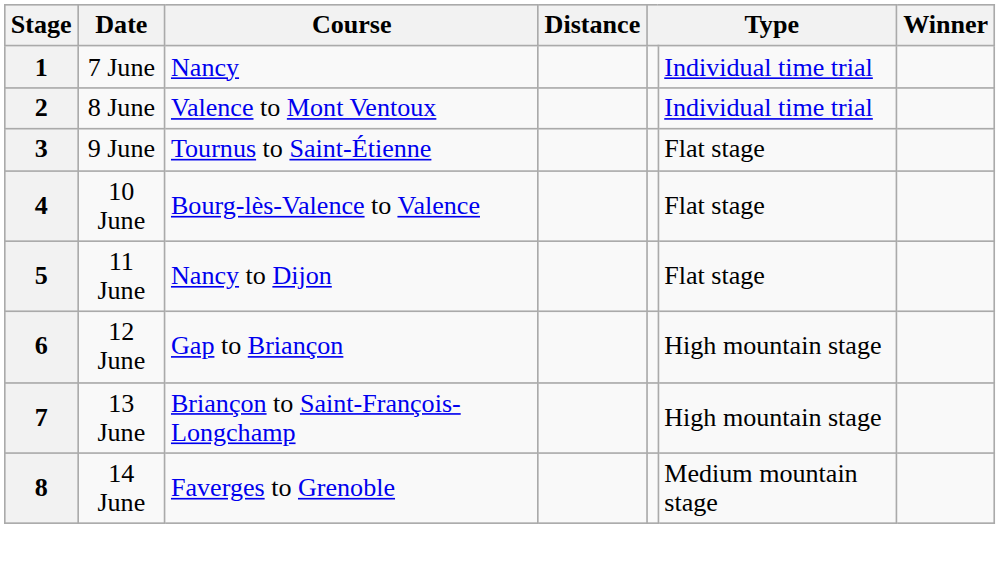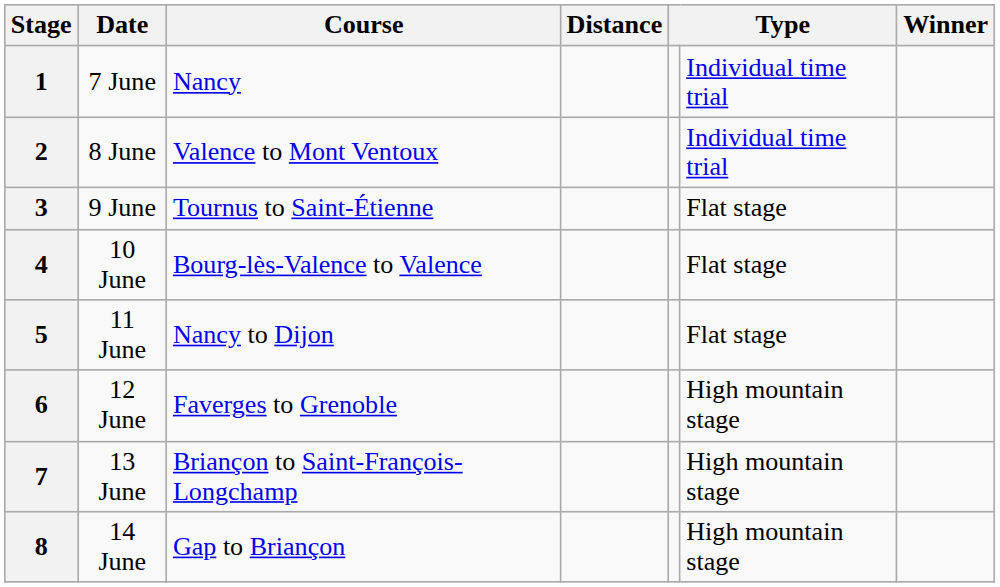(257, 346) Gap to Briançon -> (285, 405) Faverges to Grenoble
(283, 488) Faverges to Grenoble -> (259, 546) Gap to Briançon
(761, 488) Medium mountain stage -> (765, 546) High mountain stage
